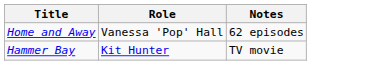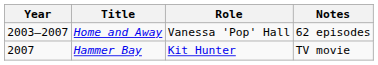+ column: (38, 14)
